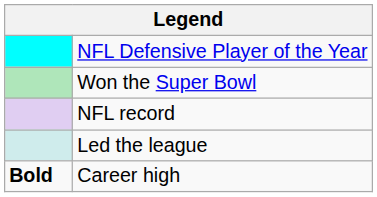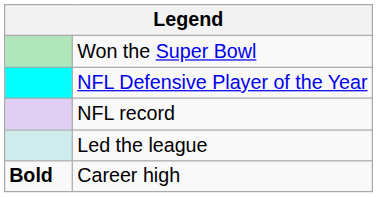rows swapped: (222, 51) <-> (167, 82)
